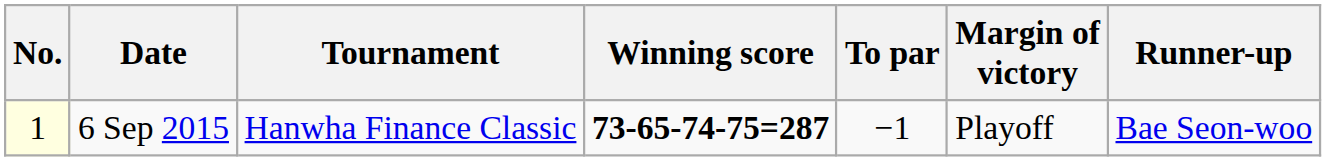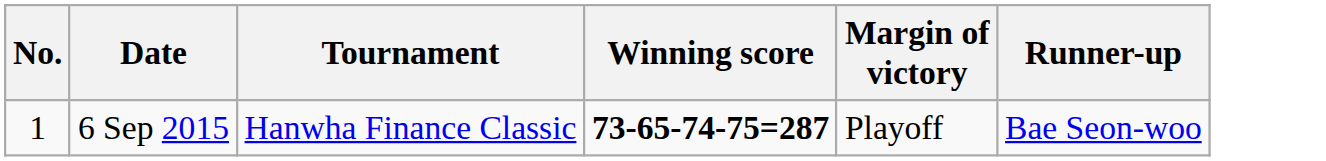- column: (892, 52)
(38, 127) lightyellow background -> (38, 127) no background
